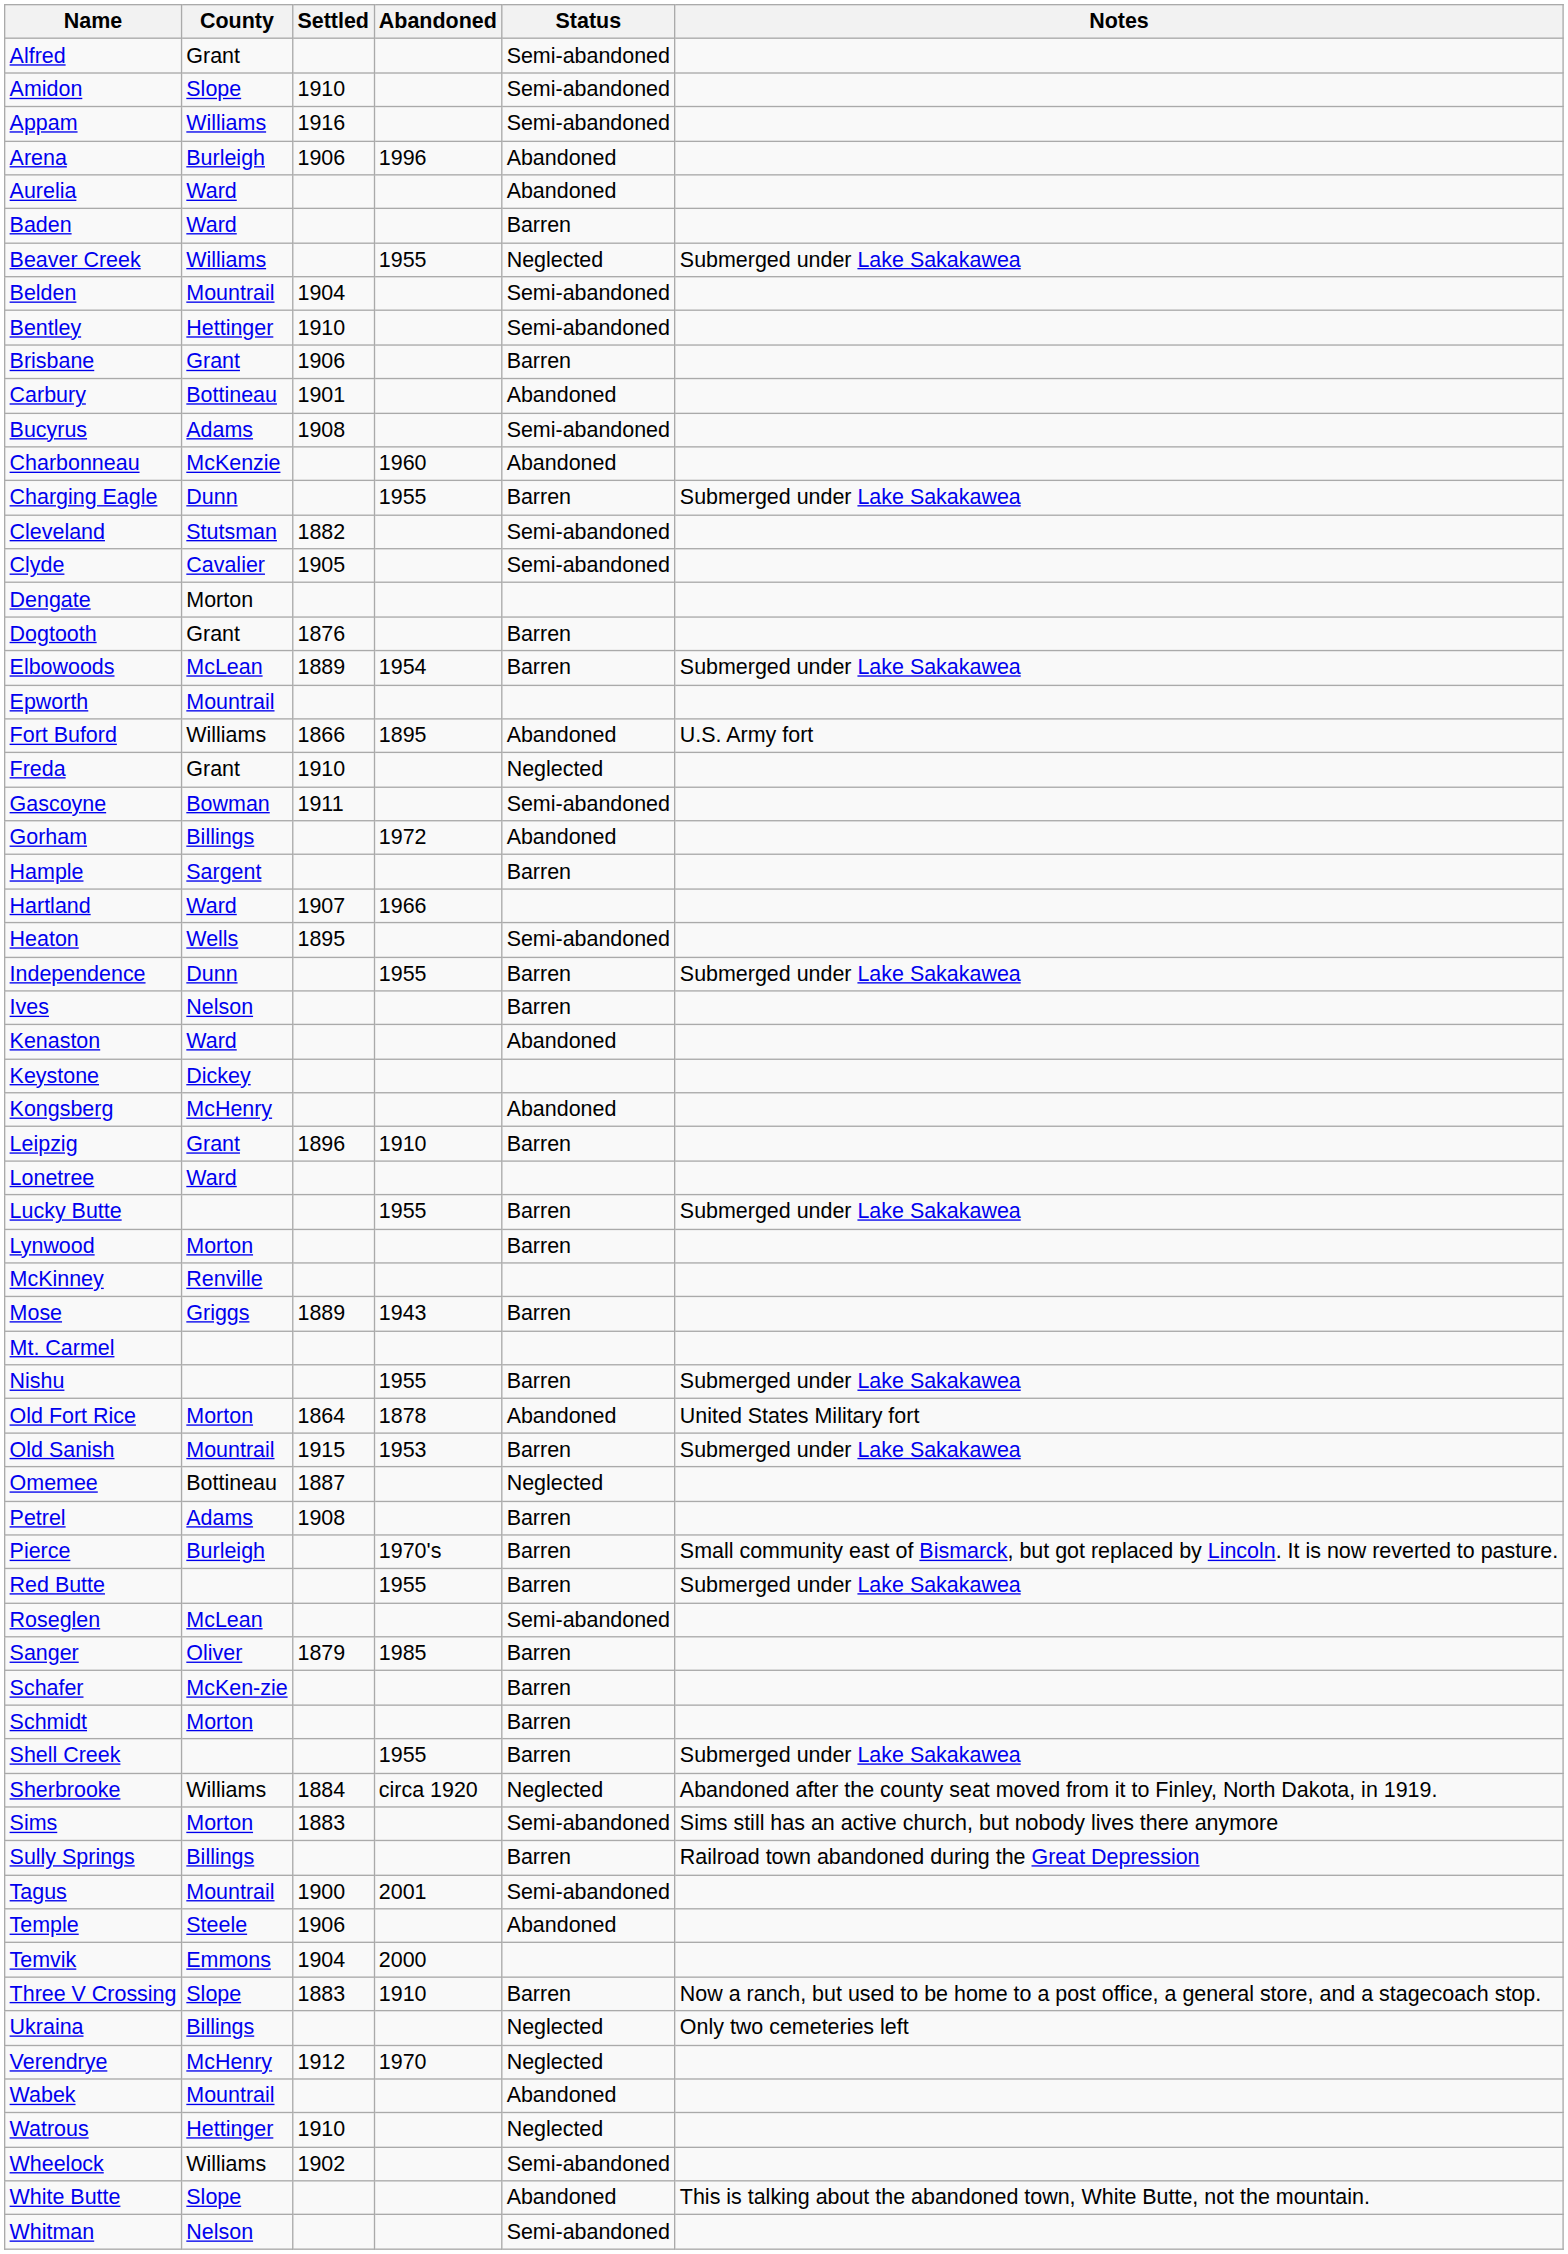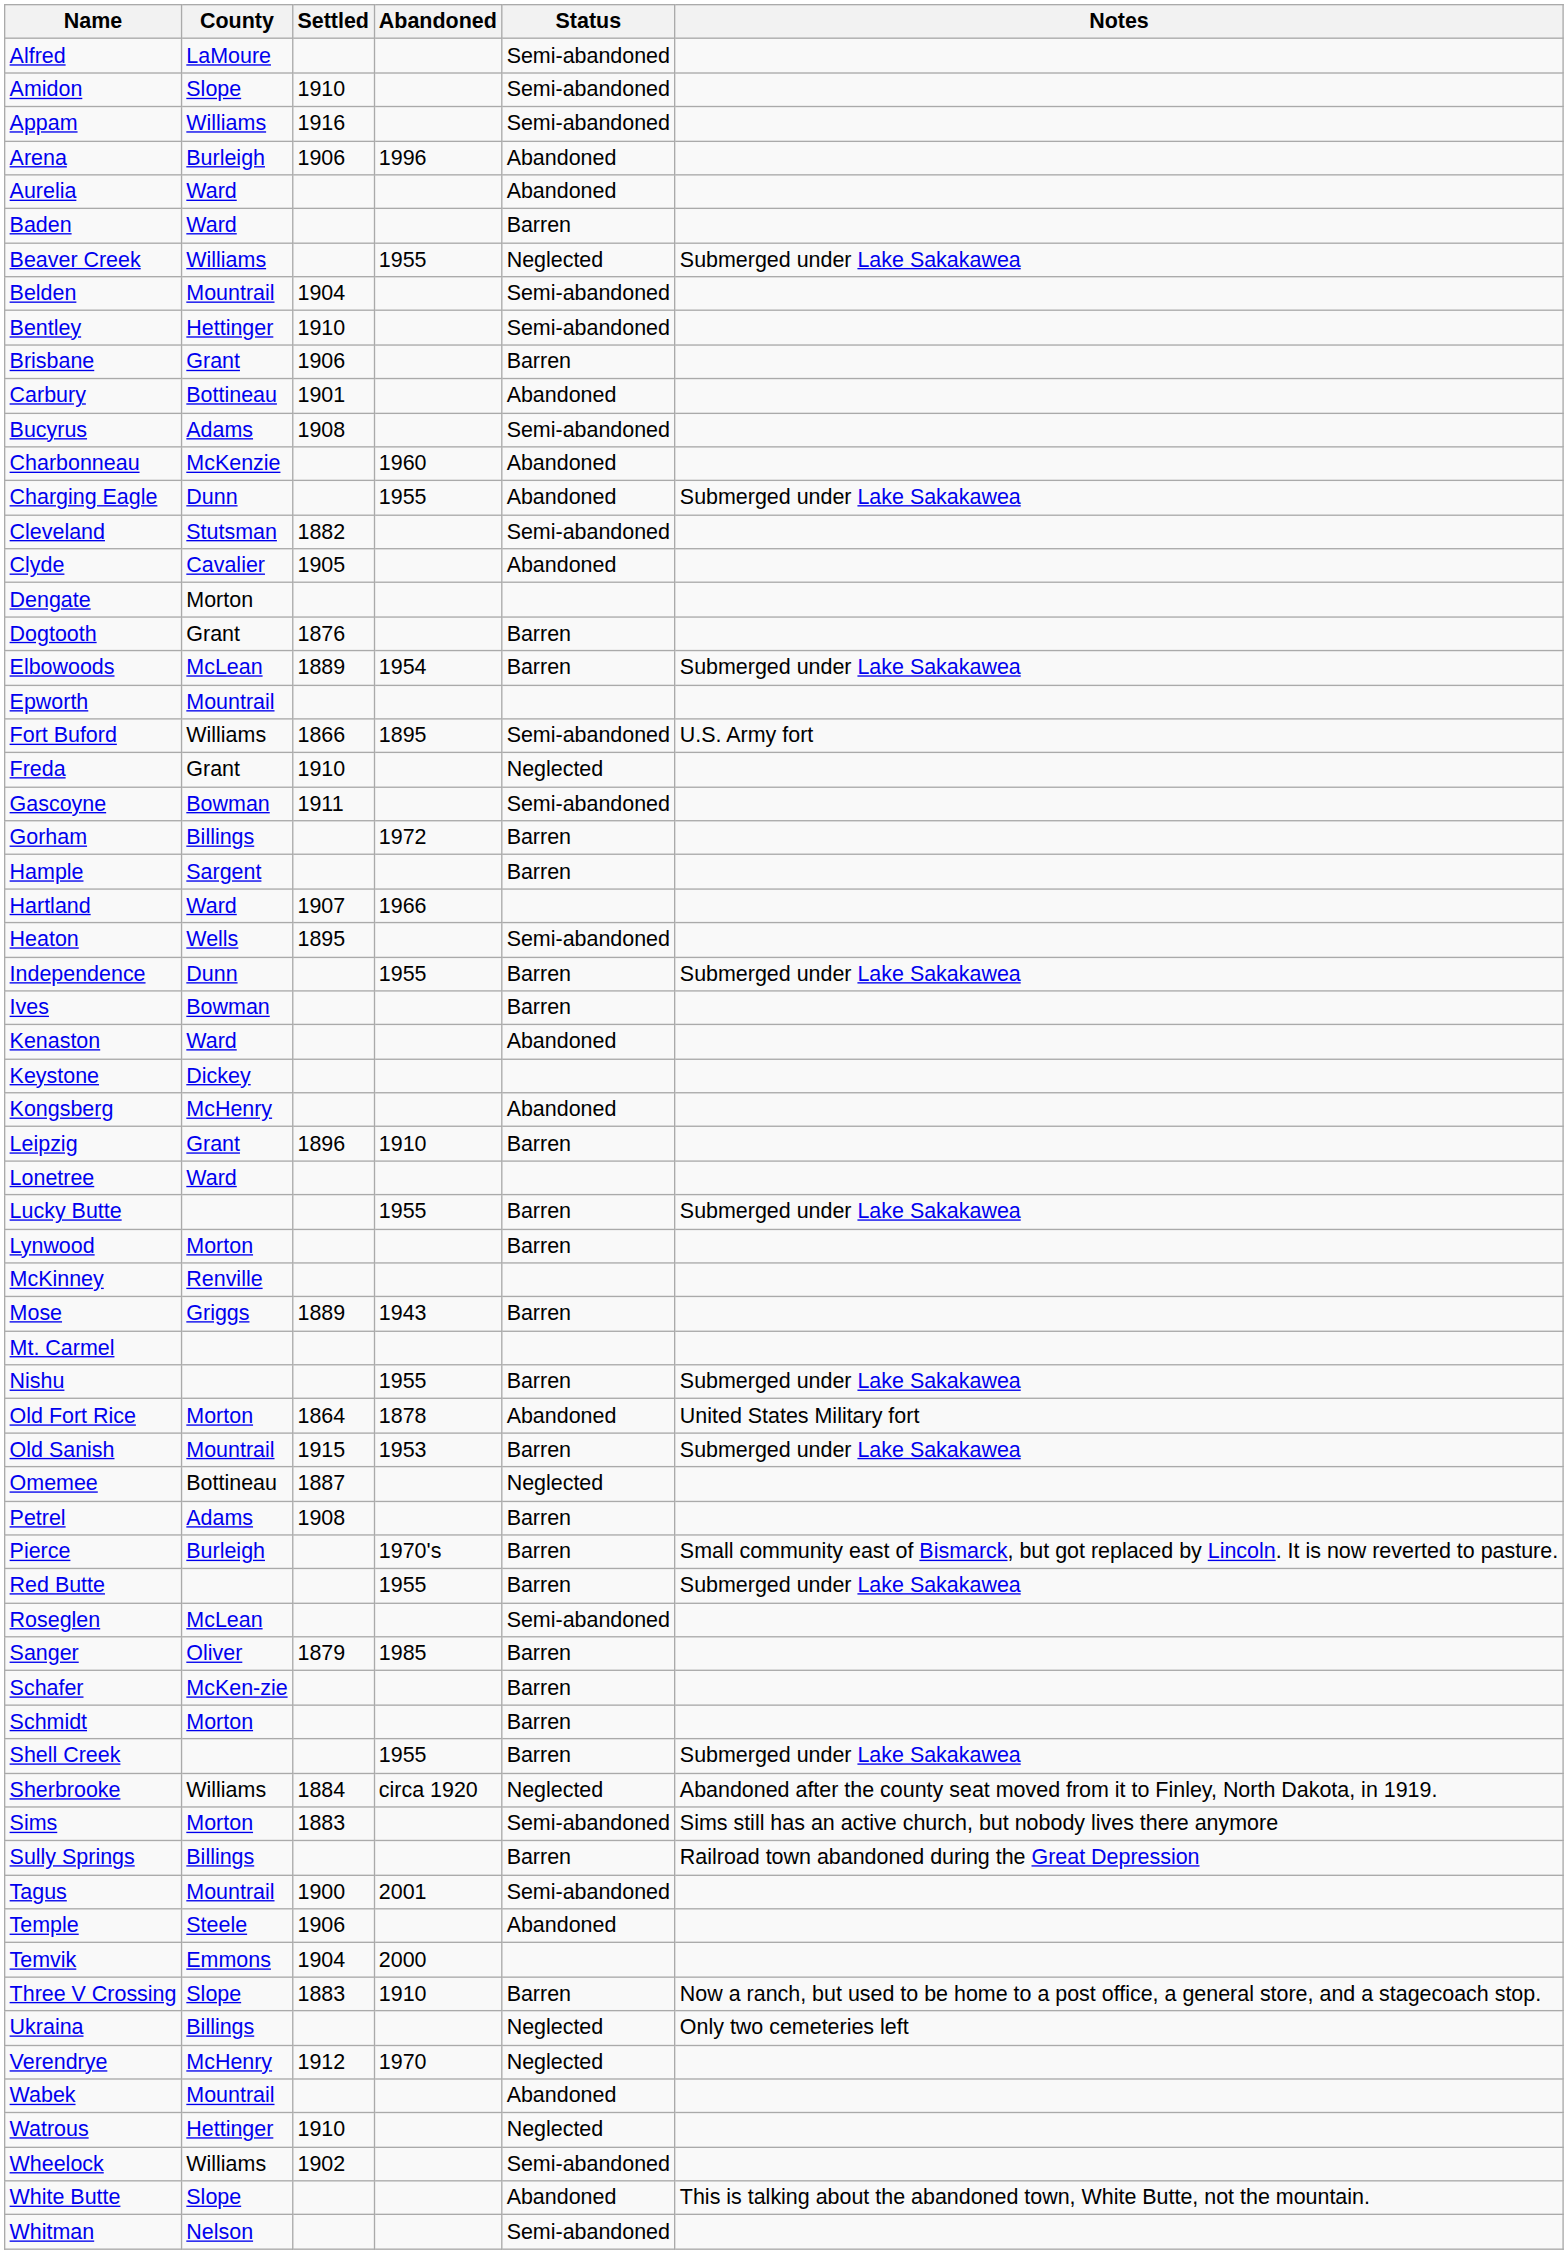(213, 55) Grant -> (229, 55) LaMoure
(539, 497) Barren -> (561, 497) Abandoned
(588, 565) Semi-abandoned -> (561, 565) Abandoned
(561, 735) Abandoned -> (588, 735) Semi-abandoned
(561, 837) Abandoned -> (539, 837) Barren
(220, 1007) Nelson -> (228, 1007) Bowman
